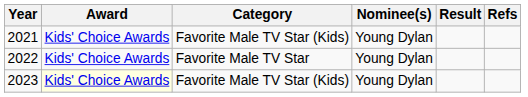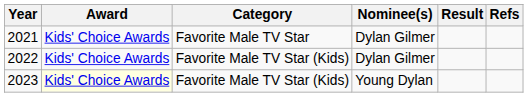(262, 37) Favorite Male TV Star (Kids) -> (242, 37) Favorite Male TV Star
(394, 37) Young Dylan -> (395, 37) Dylan Gilmer
(242, 59) Favorite Male TV Star -> (262, 59) Favorite Male TV Star (Kids)
(394, 59) Young Dylan -> (395, 59) Dylan Gilmer
